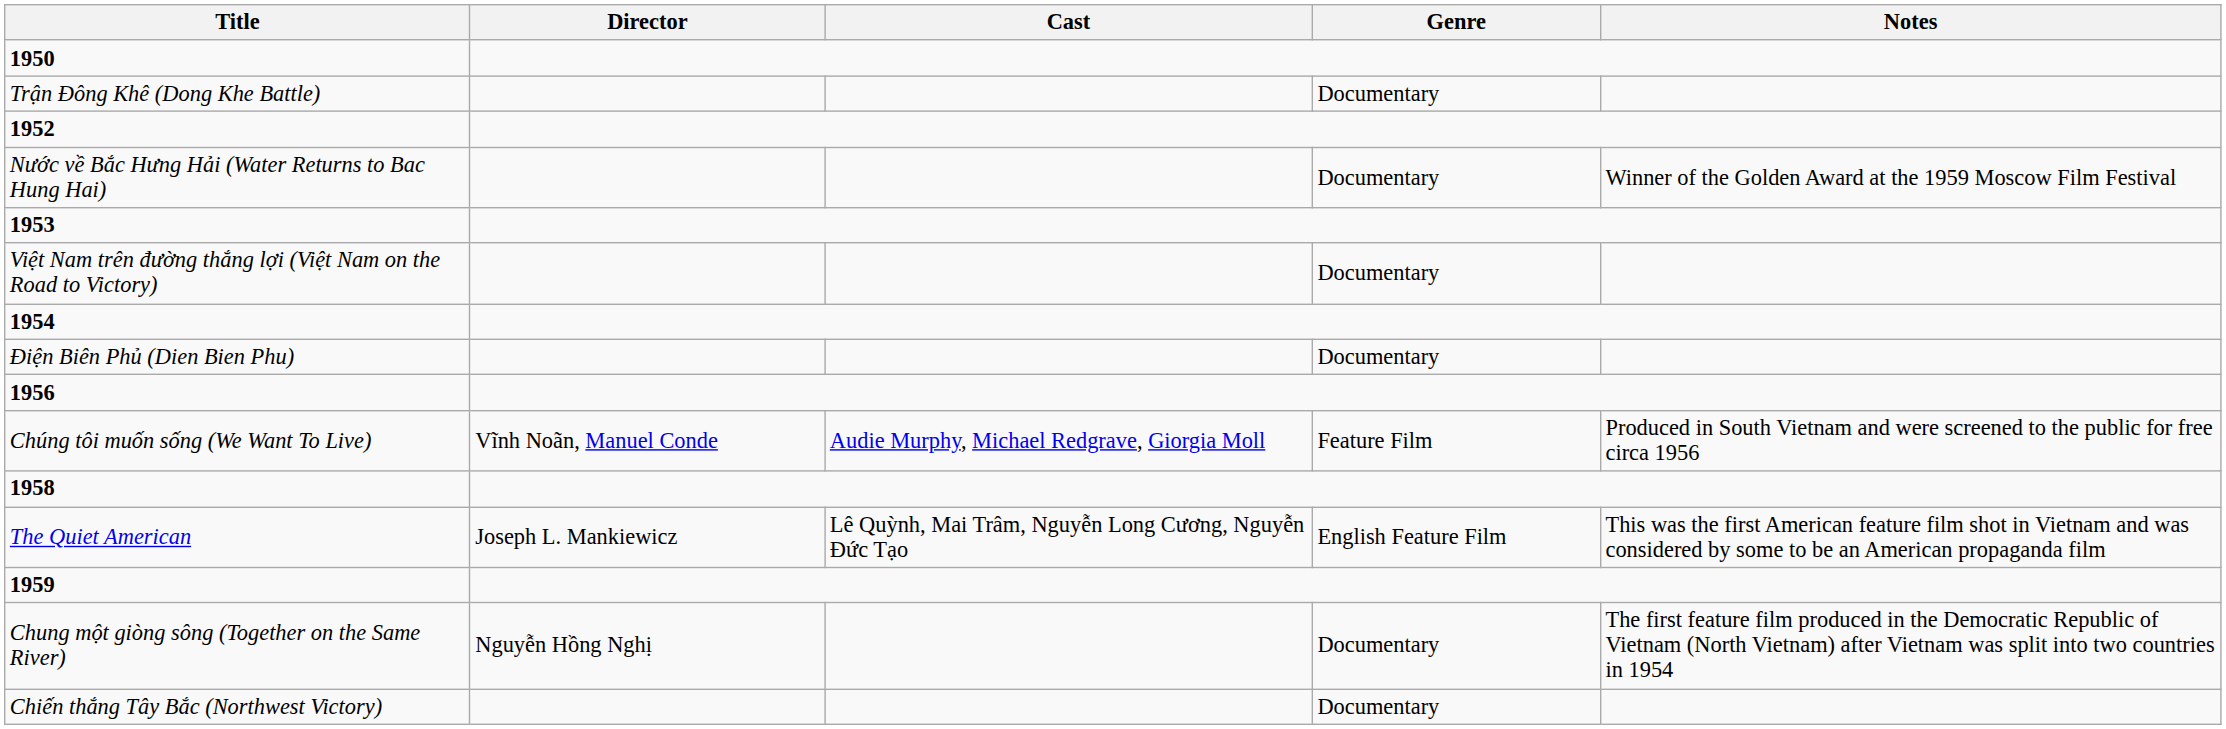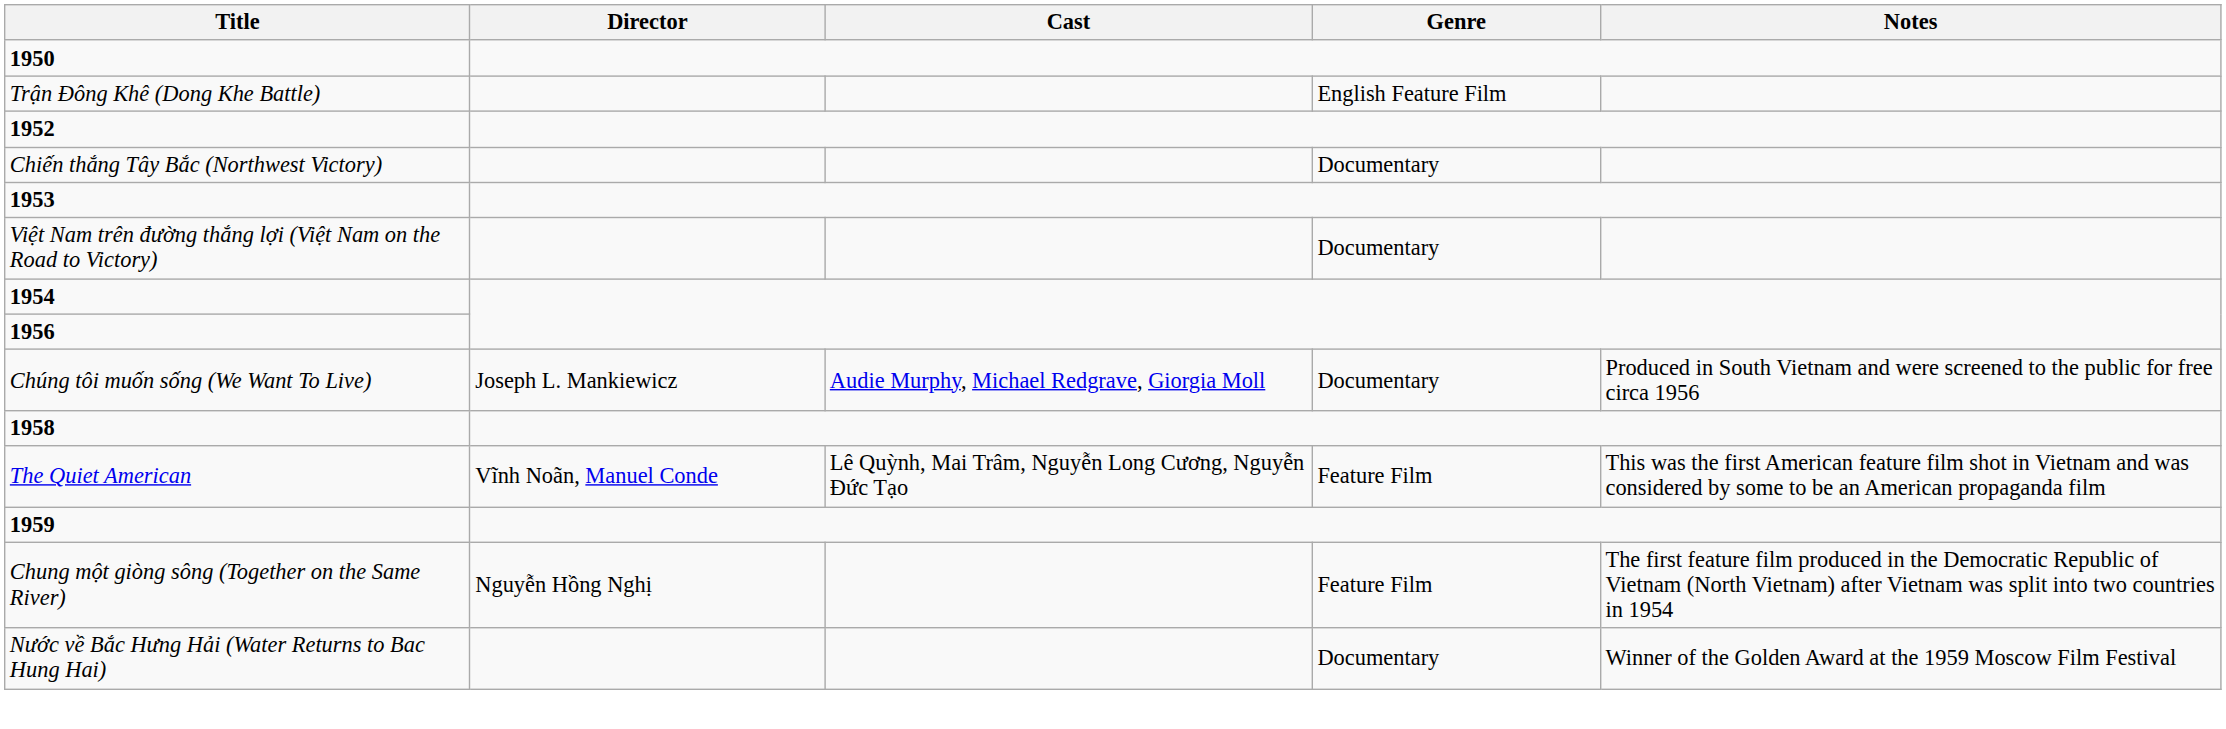(1378, 93) Documentary -> (1412, 93) English Feature Film
rows swapped: (196, 706) <-> (217, 176)
- row: (152, 356)
(597, 440) Vĩnh Noãn, Manuel Conde -> (576, 379) Joseph L. Mankiewicz
(1375, 440) Feature Film -> (1378, 379) Documentary
(576, 536) Joseph L. Mankiewicz -> (597, 476) Vĩnh Noãn, Manuel Conde
(1412, 536) English Feature Film -> (1375, 476) Feature Film
(1378, 645) Documentary -> (1375, 584) Feature Film
